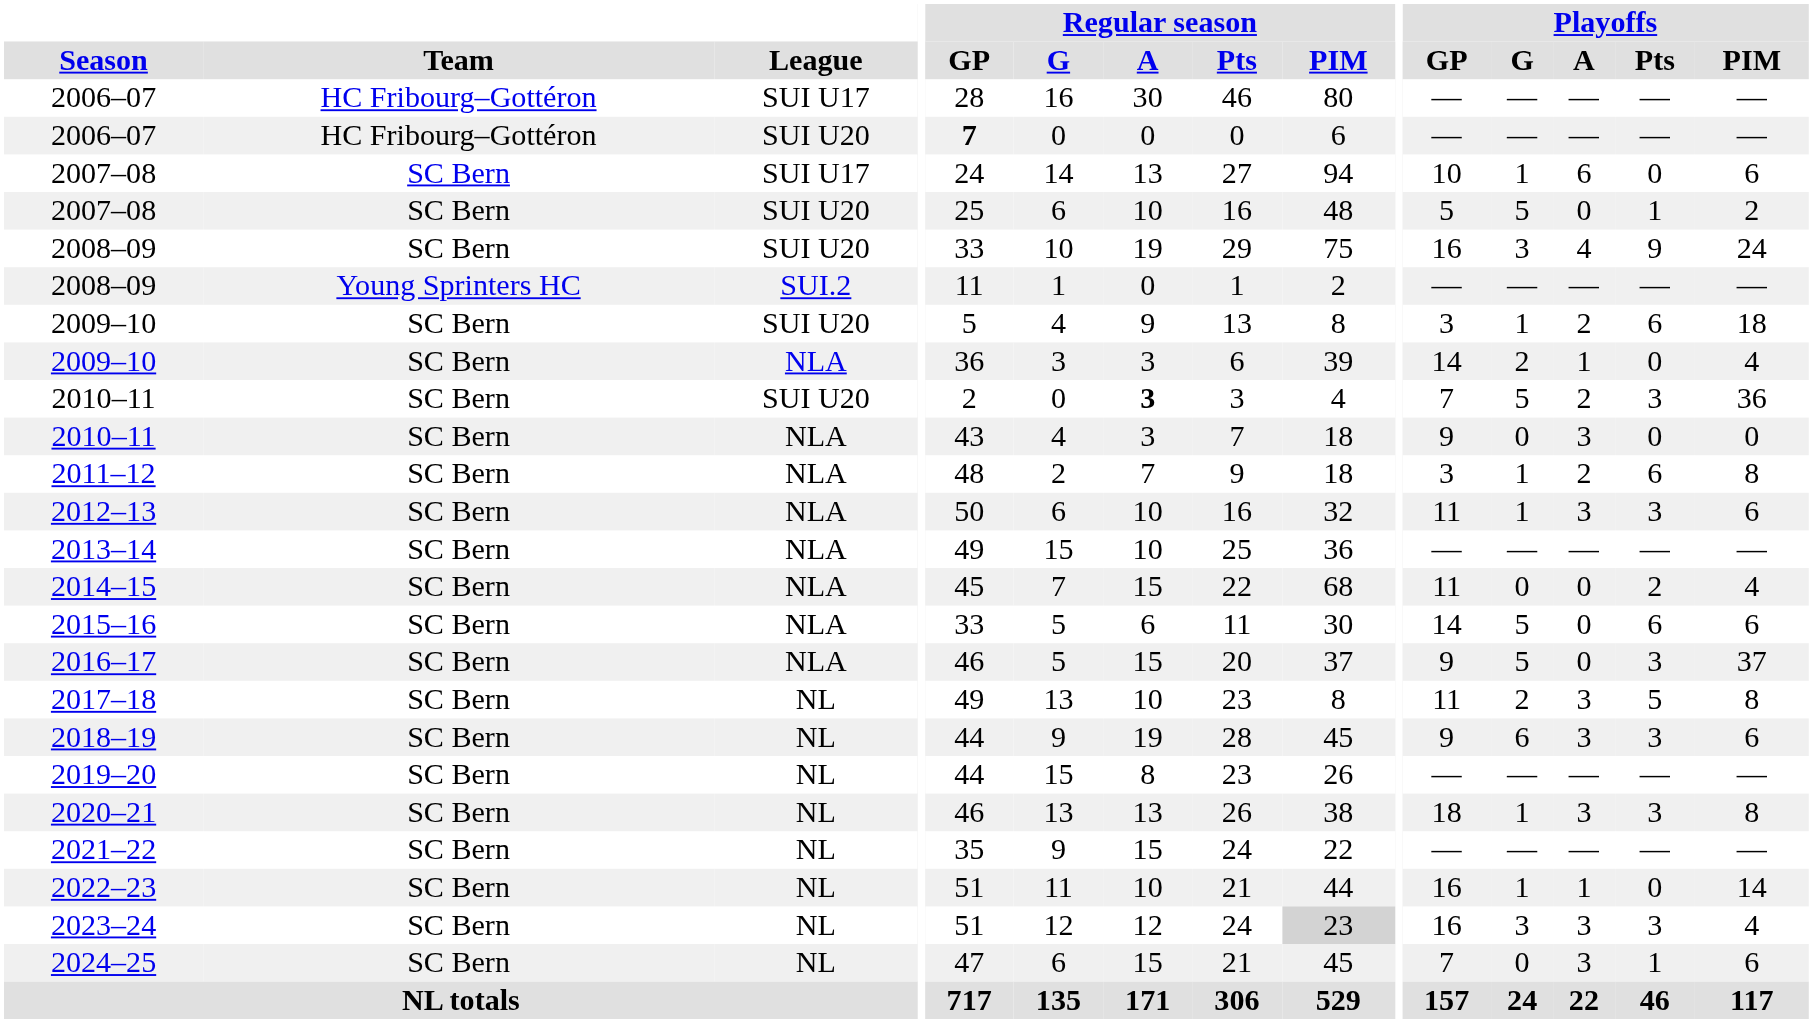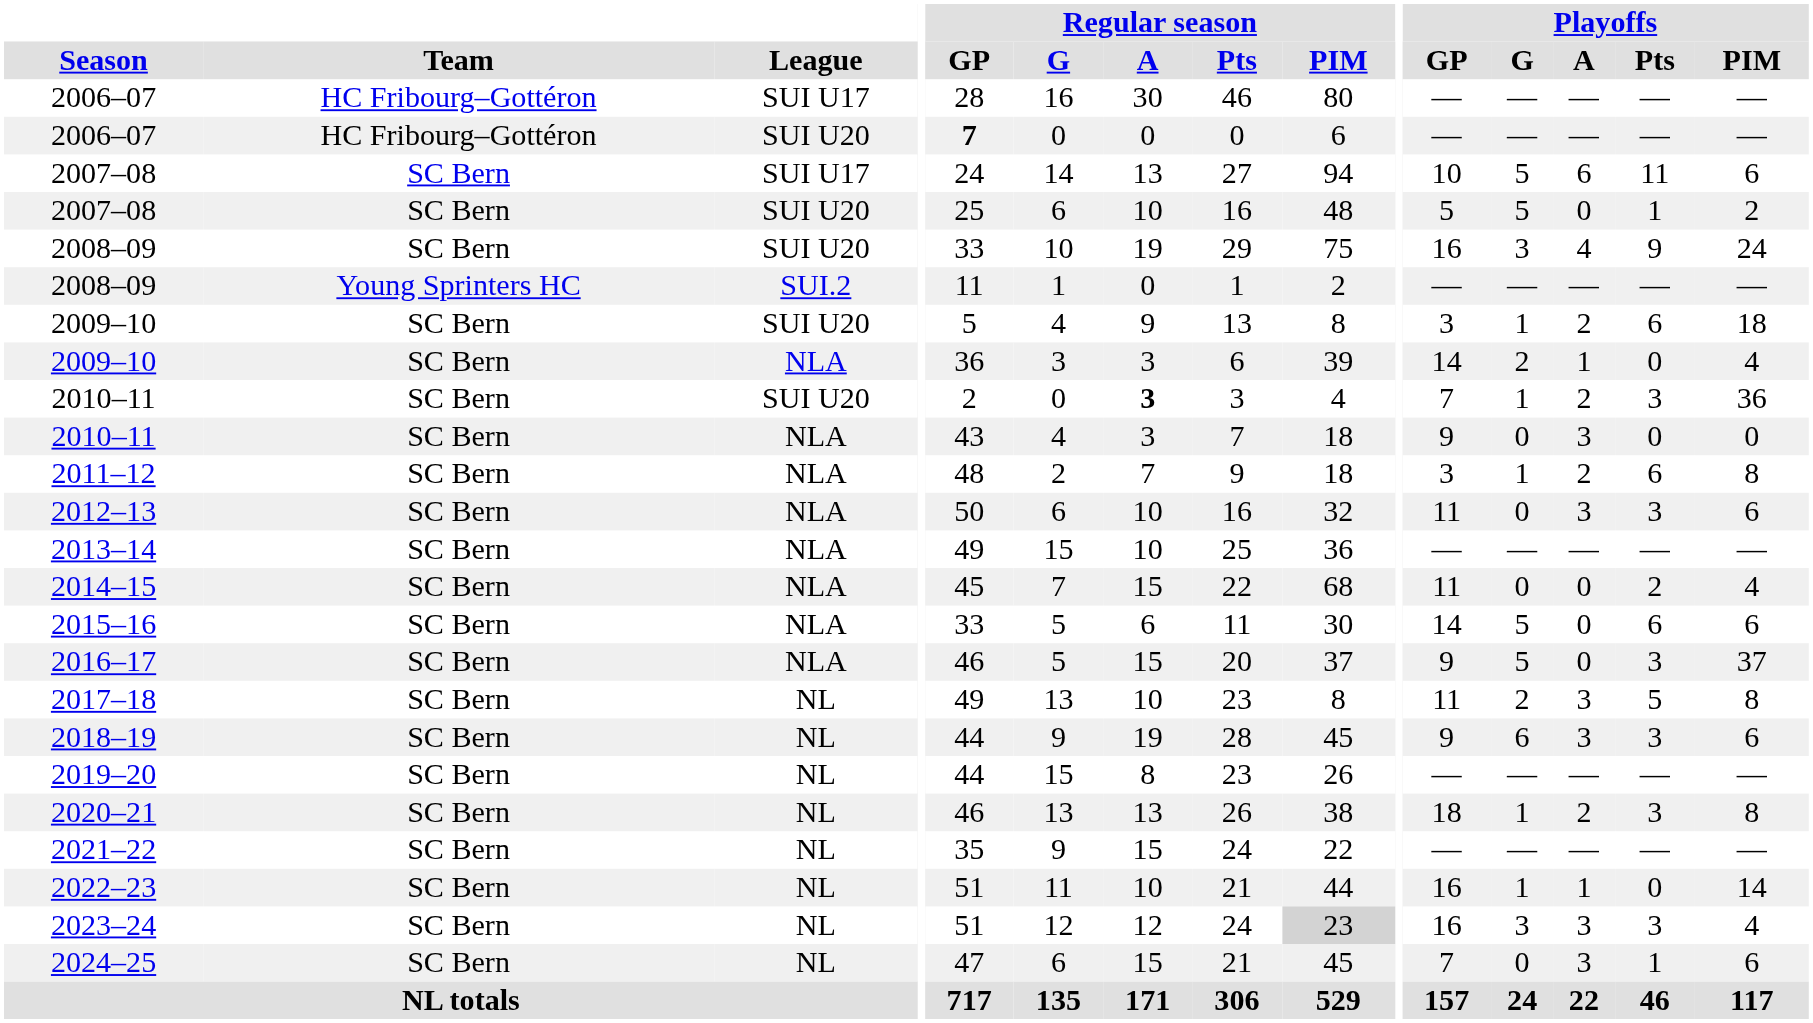(1522, 172) 1 -> (1522, 172) 5
(1655, 172) 0 -> (1655, 172) 11
(1522, 398) 5 -> (1522, 398) 1
(1522, 511) 1 -> (1522, 511) 0
(1584, 811) 3 -> (1584, 811) 2
